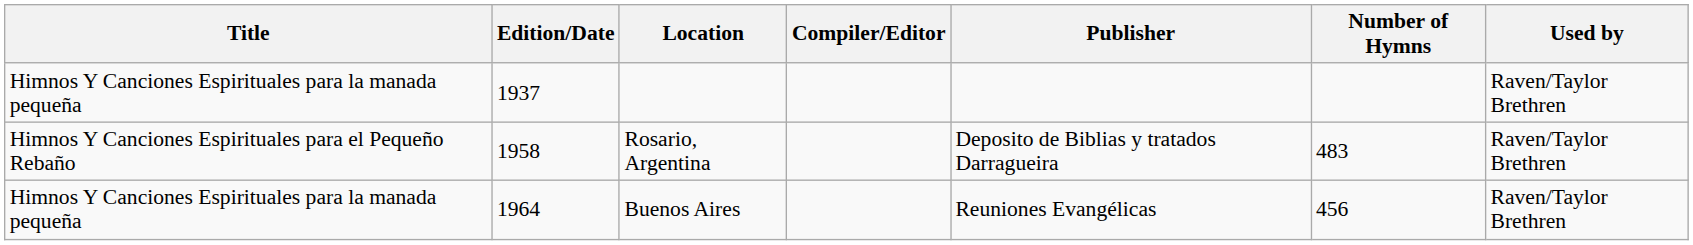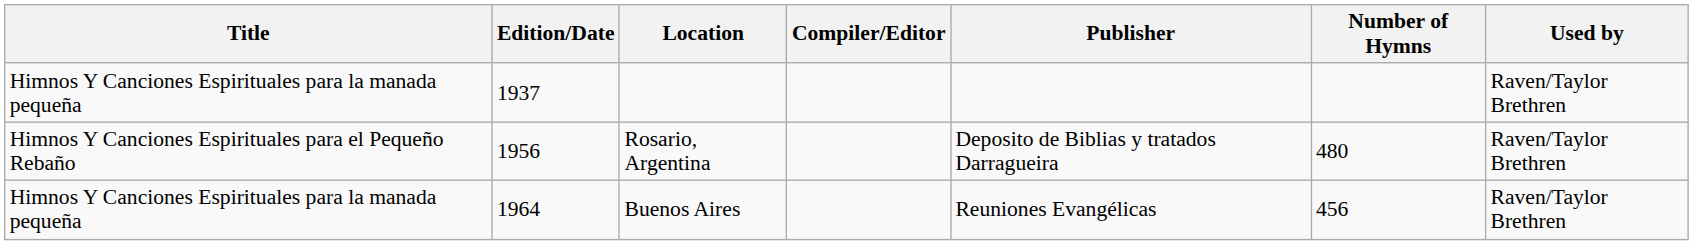(519, 150) 1958 -> (519, 150) 1956
(1332, 150) 483 -> (1332, 150) 480
